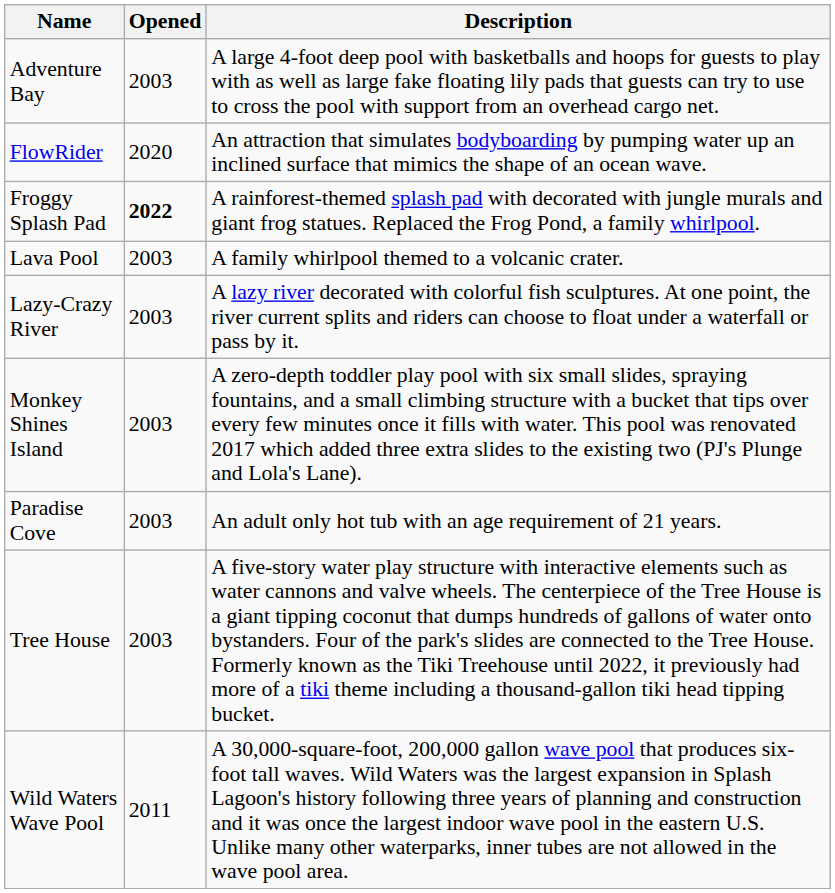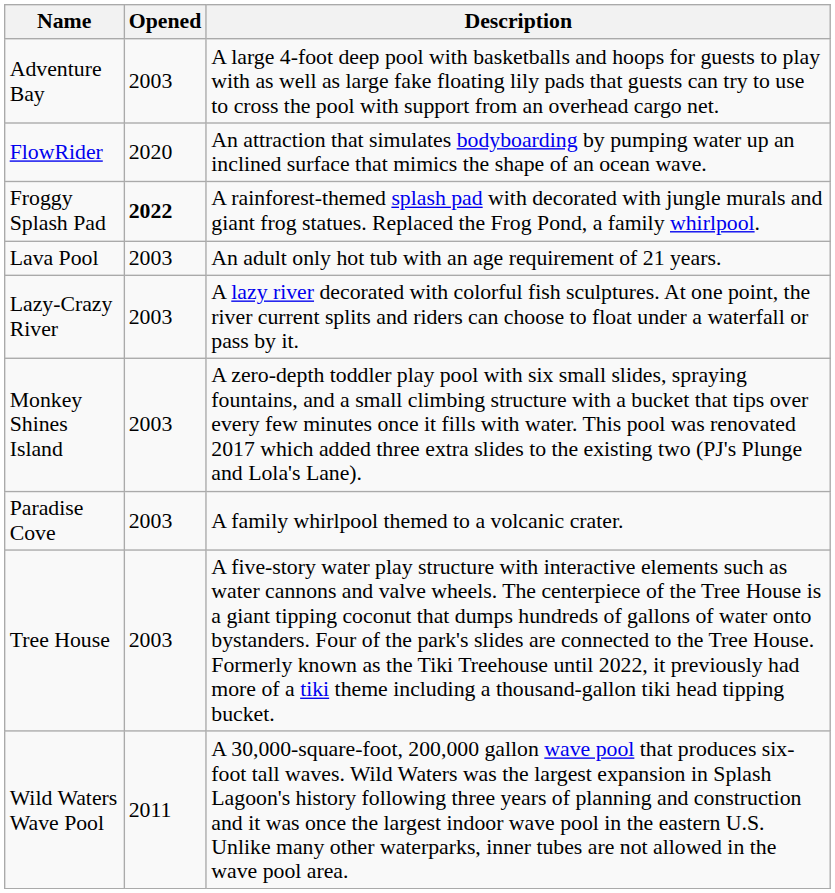(417, 257) A family whirlpool themed to a volcanic crater. -> (466, 257) An adult only hot tub with an age requirement of 21 years.
(466, 520) An adult only hot tub with an age requirement of 21 years. -> (417, 520) A family whirlpool themed to a volcanic crater.
